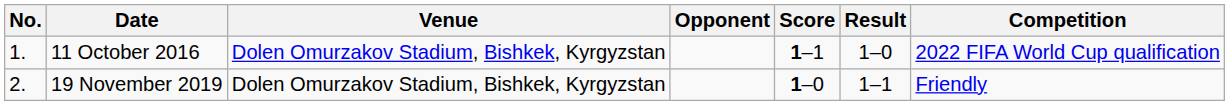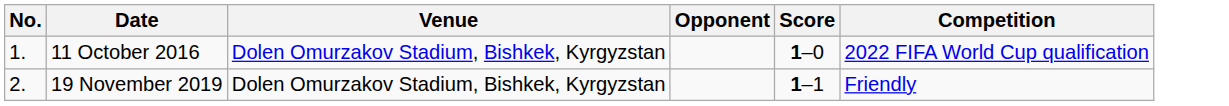- column: (875, 20)
(807, 52) 1–1 -> (807, 52) 1–0
(807, 84) 1–0 -> (807, 84) 1–1
